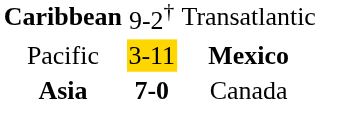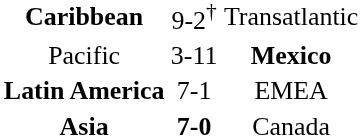(152, 55) gold background -> (194, 55) no background
+ row: (84, 91)
